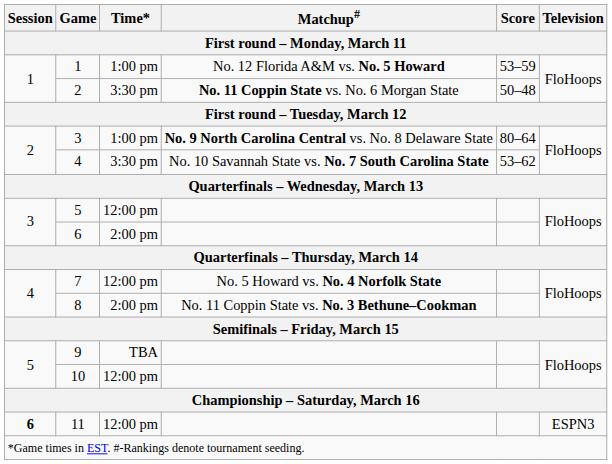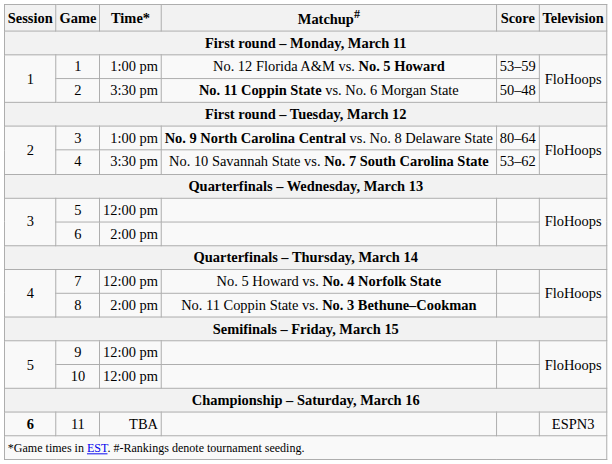(144, 352) TBA -> (130, 352) 12:00 pm
(130, 424) 12:00 pm -> (144, 424) TBA
